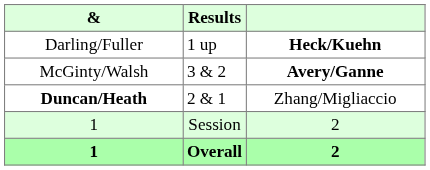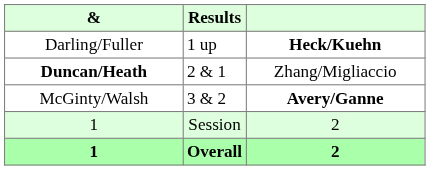rows swapped: (94, 71) <-> (94, 98)
